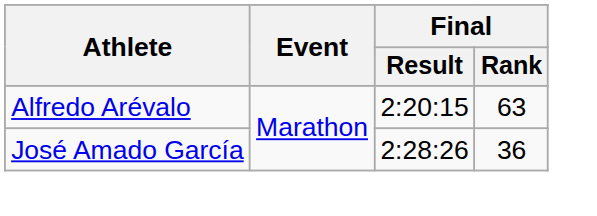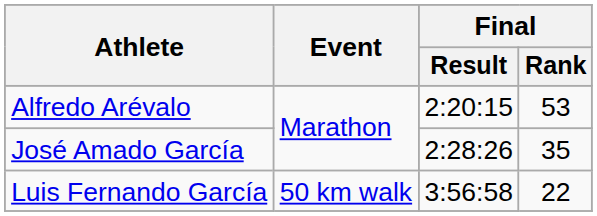(512, 108) 63 -> (556, 108) 53
(512, 149) 36 -> (556, 149) 35
+ row: (139, 191)
